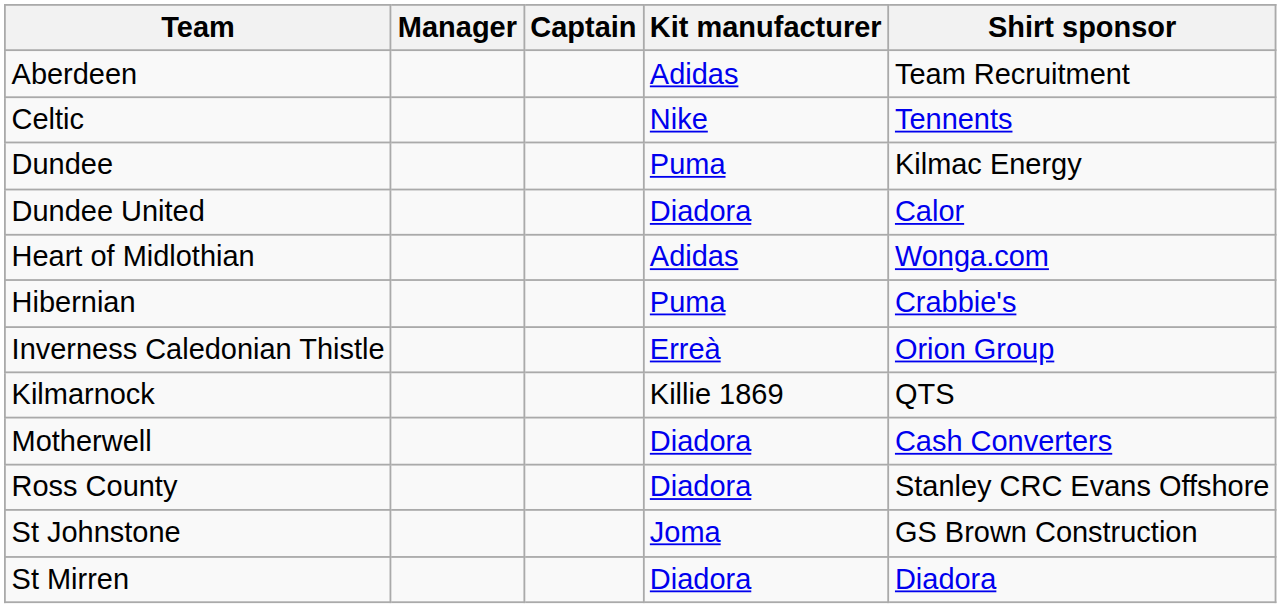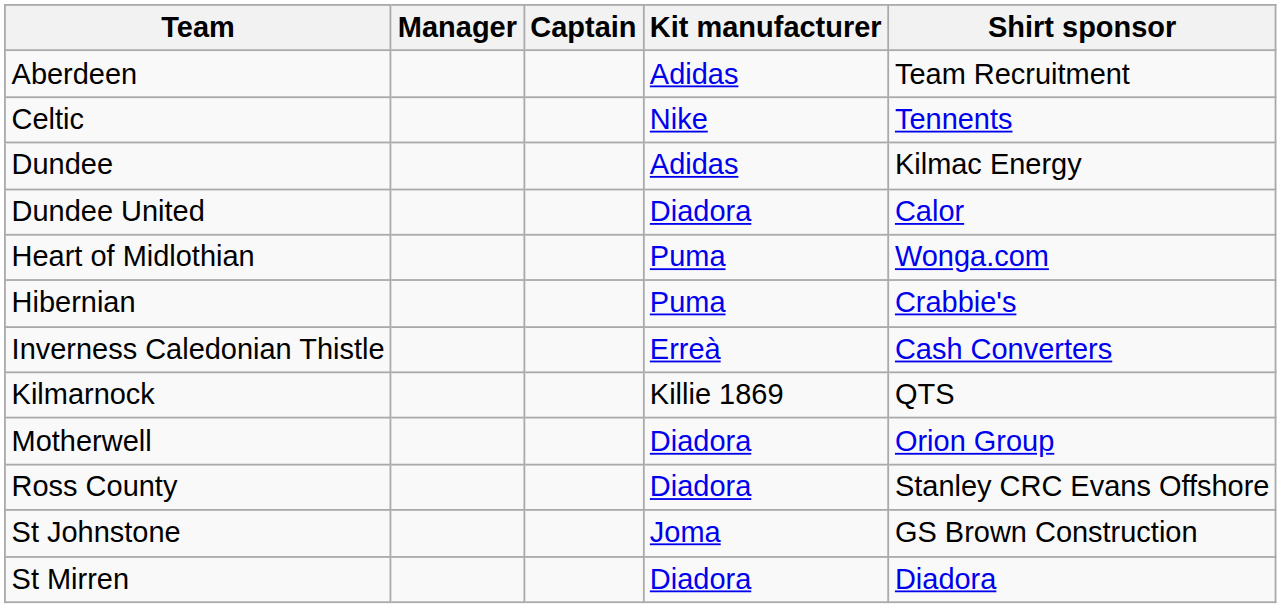(688, 165) Puma -> (694, 165) Adidas
(694, 257) Adidas -> (688, 257) Puma
(975, 348) Orion Group -> (1004, 348) Cash Converters
(1004, 440) Cash Converters -> (975, 440) Orion Group
